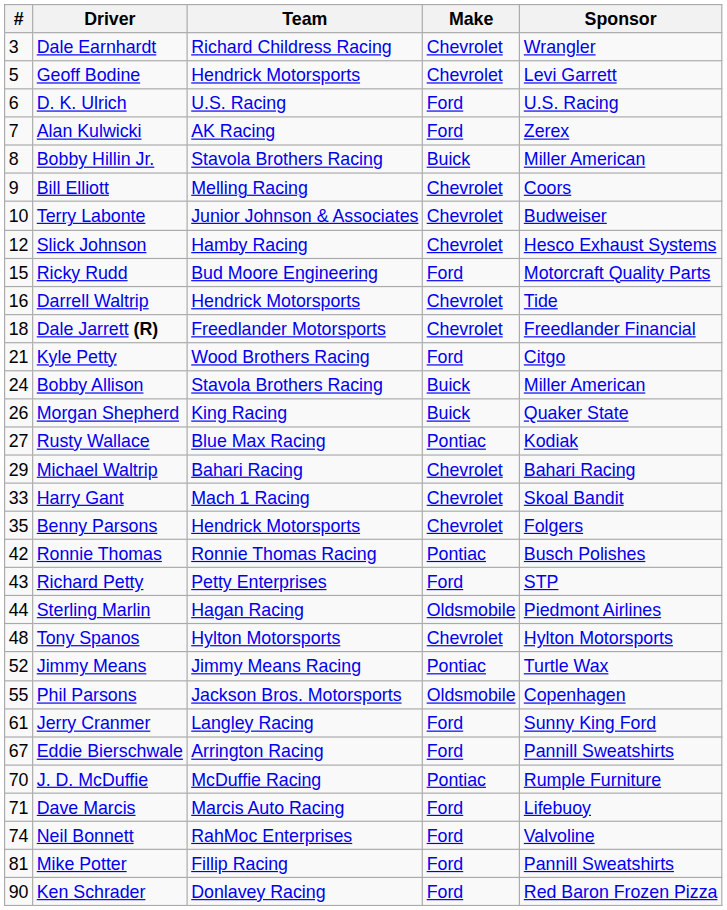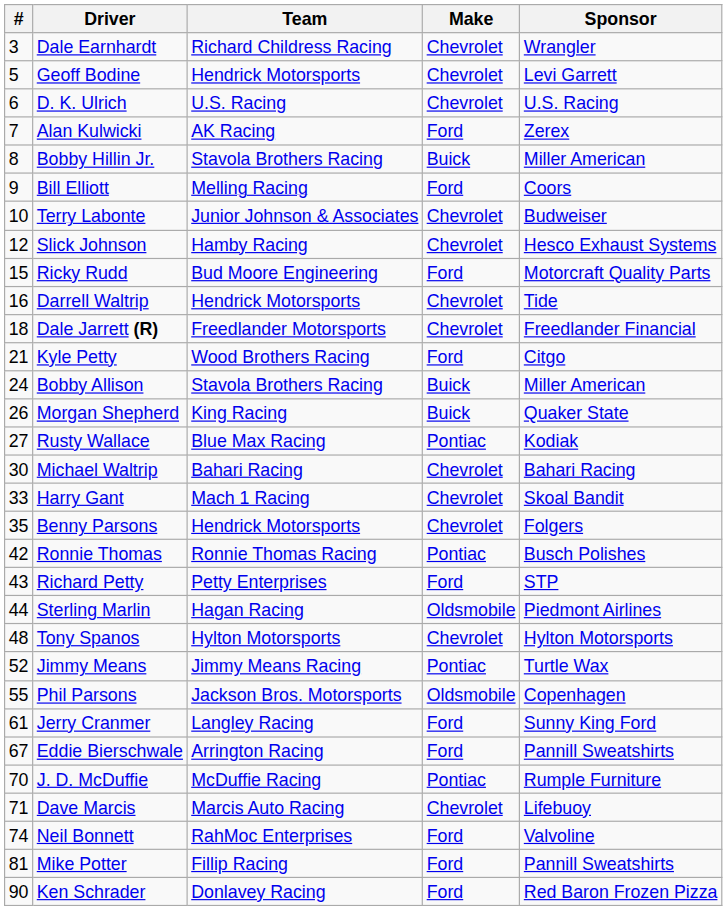(445, 103) Ford -> (465, 103) Chevrolet
(465, 188) Chevrolet -> (445, 188) Ford
(19, 469) 29 -> (19, 469) 30
(445, 807) Ford -> (465, 807) Chevrolet
